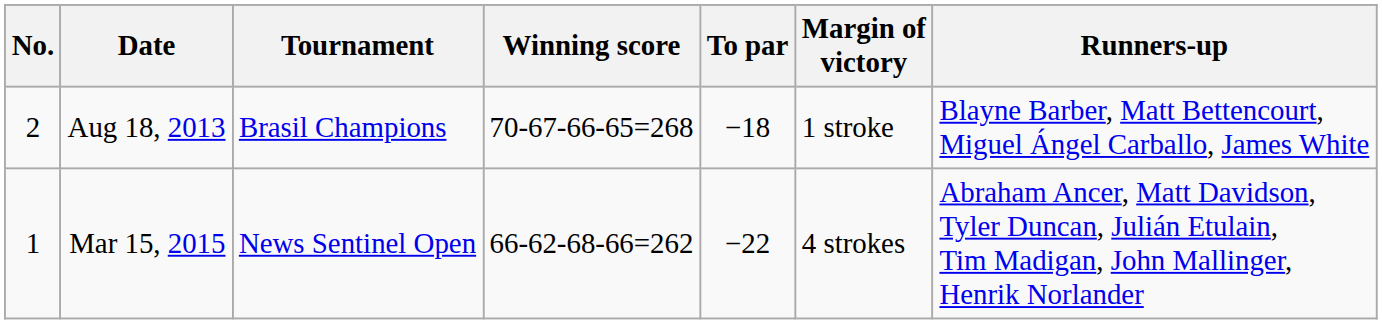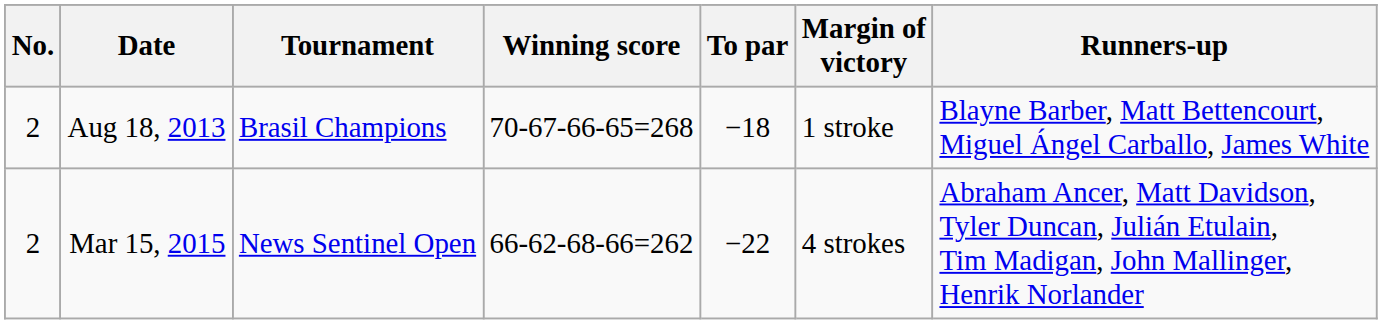(33, 243) 1 -> (33, 243) 2
